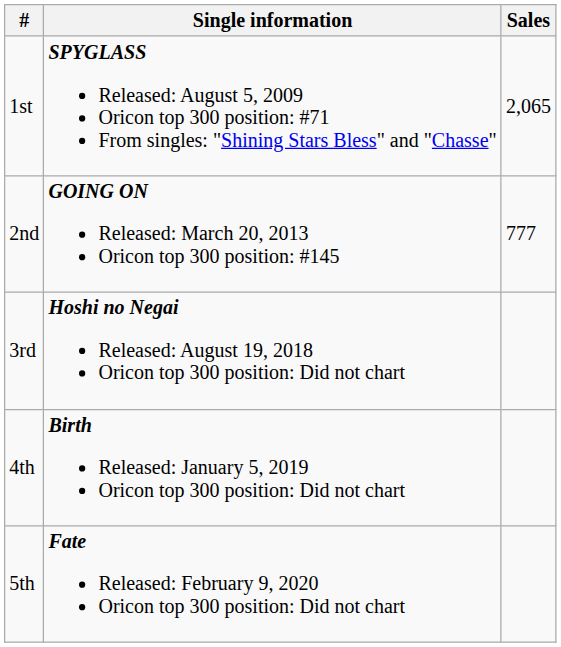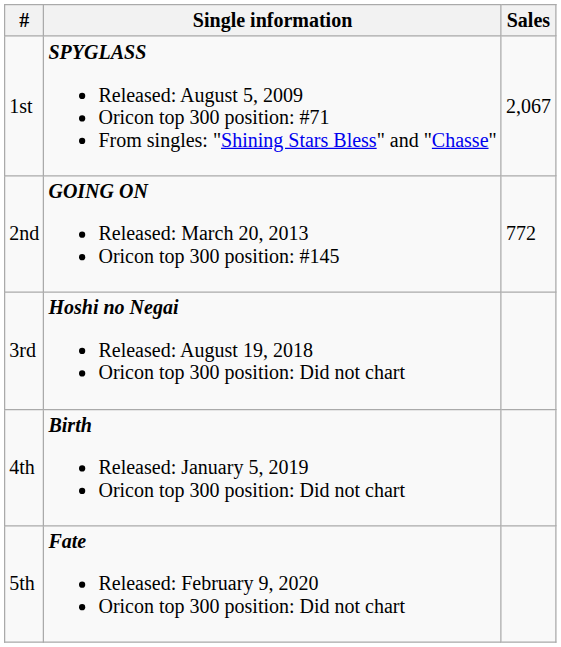(528, 105) 2,065 -> (528, 105) 2,067
(521, 233) 777 -> (521, 233) 772
